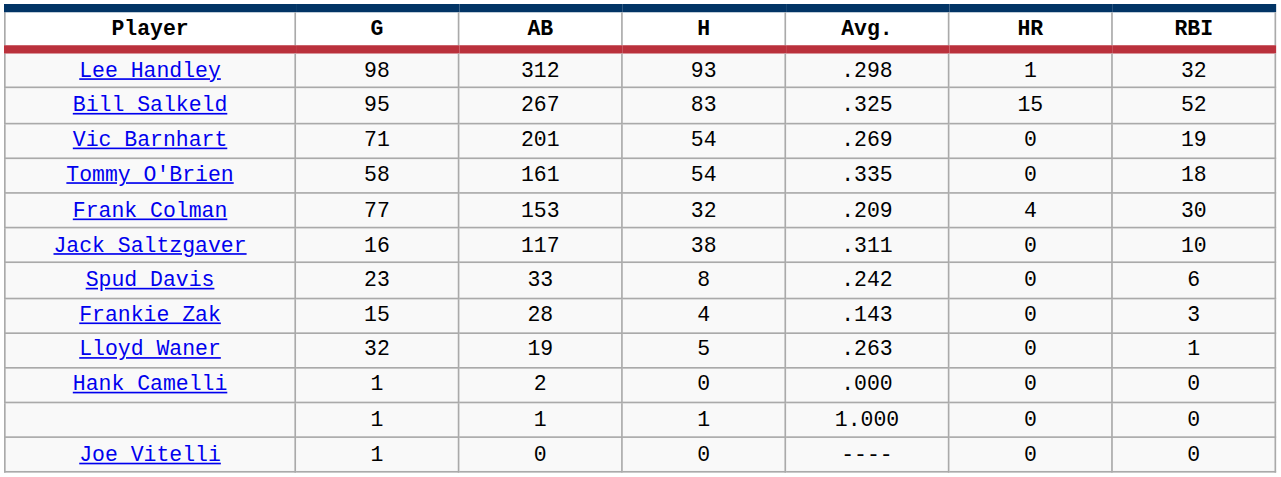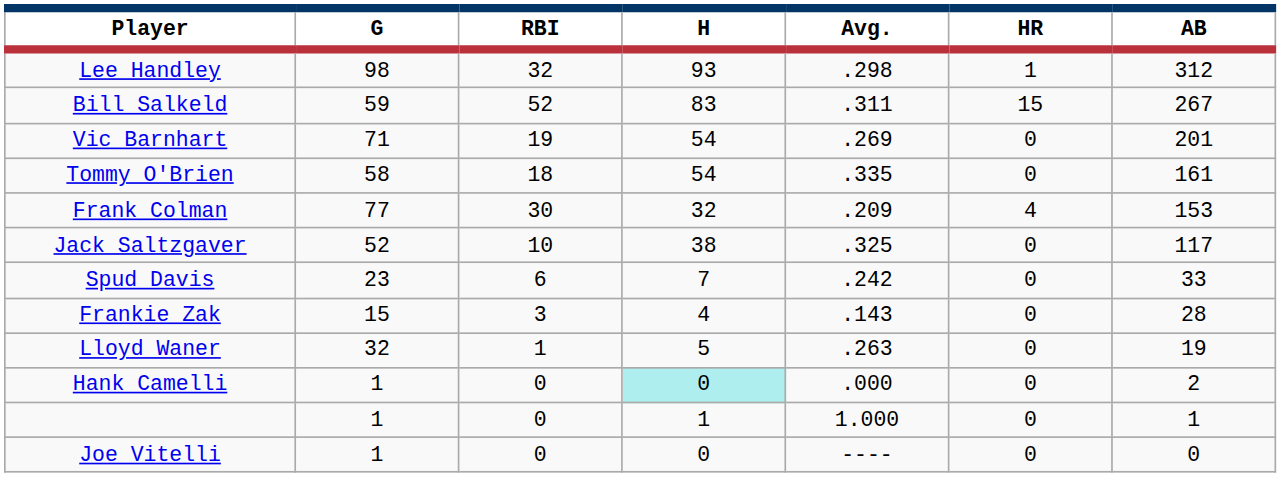columns swapped: (540, 29) <-> (1194, 29)
(377, 105) 95 -> (377, 105) 59
(867, 105) .325 -> (867, 105) .311
(377, 245) 16 -> (377, 245) 52
(867, 245) .311 -> (867, 245) .325
(704, 280) 8 -> (704, 280) 7
(704, 385) no background -> (704, 385) paleturquoise background
